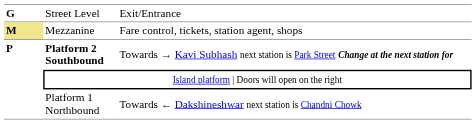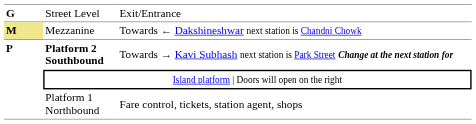(211, 30) Fare control, tickets, station agent, shops -> (241, 30) Towards ← Dakshineshwar next station is Chandni Chowk
(241, 104) Towards ← Dakshineshwar next station is Chandni Chowk -> (211, 104) Fare control, tickets, station agent, shops
